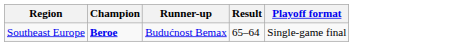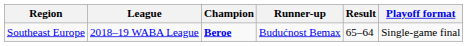+ column: (144, 14)
